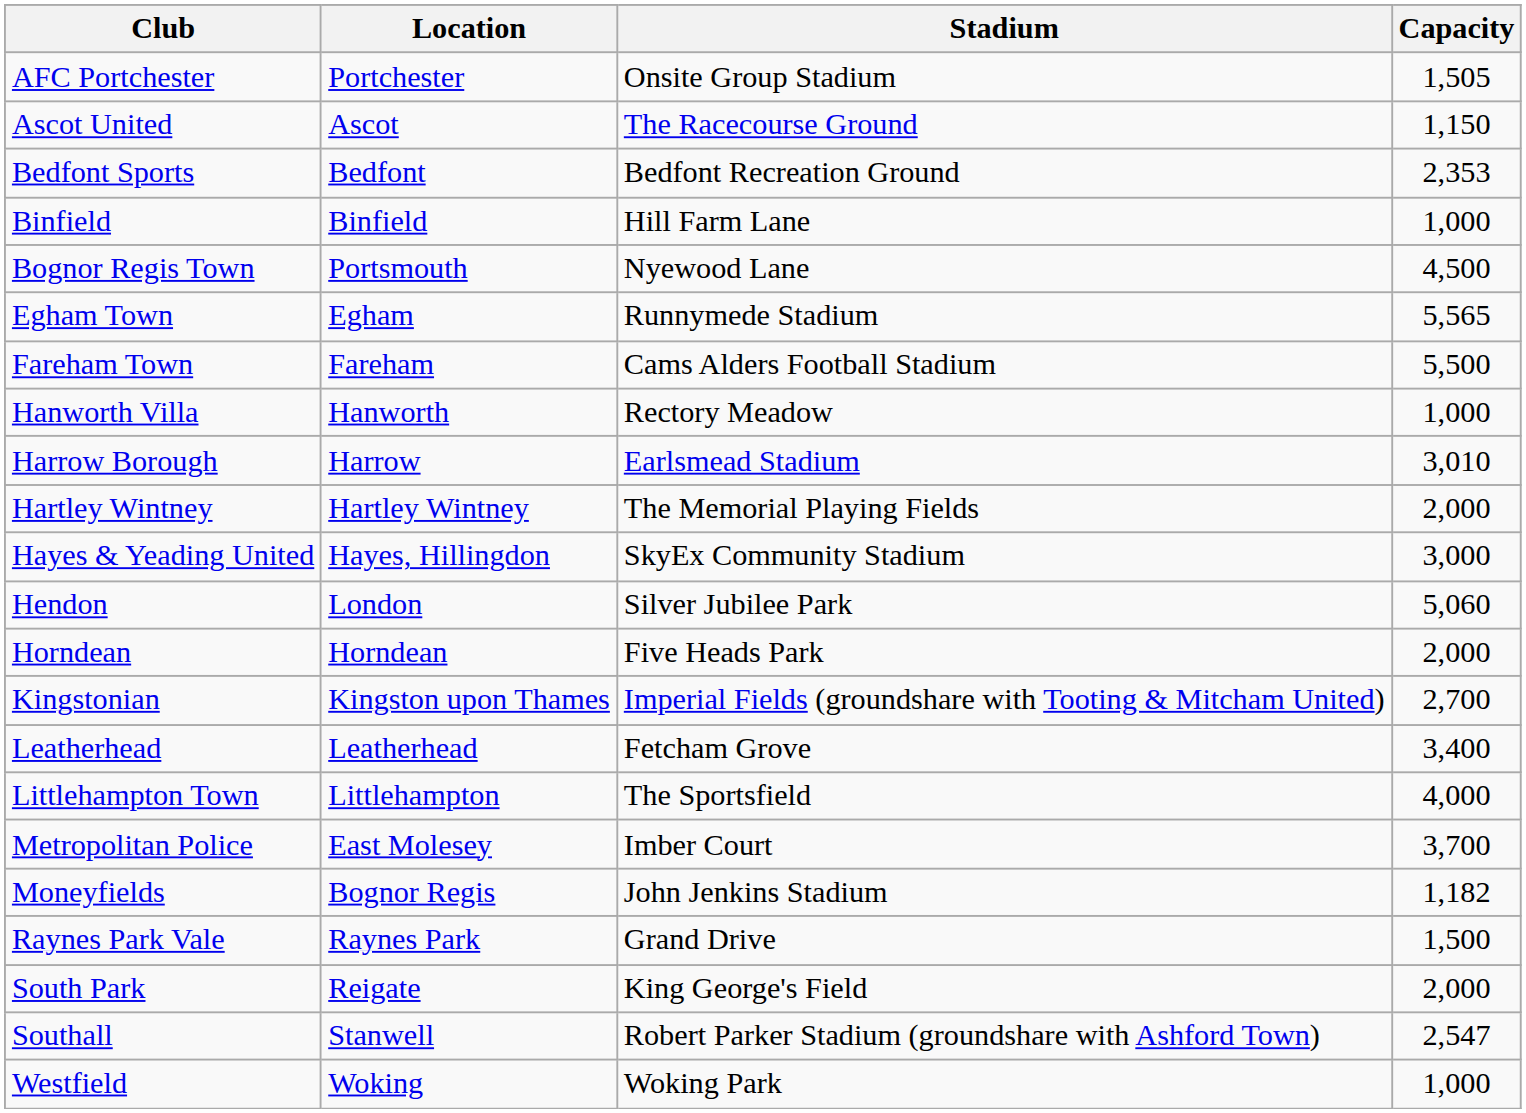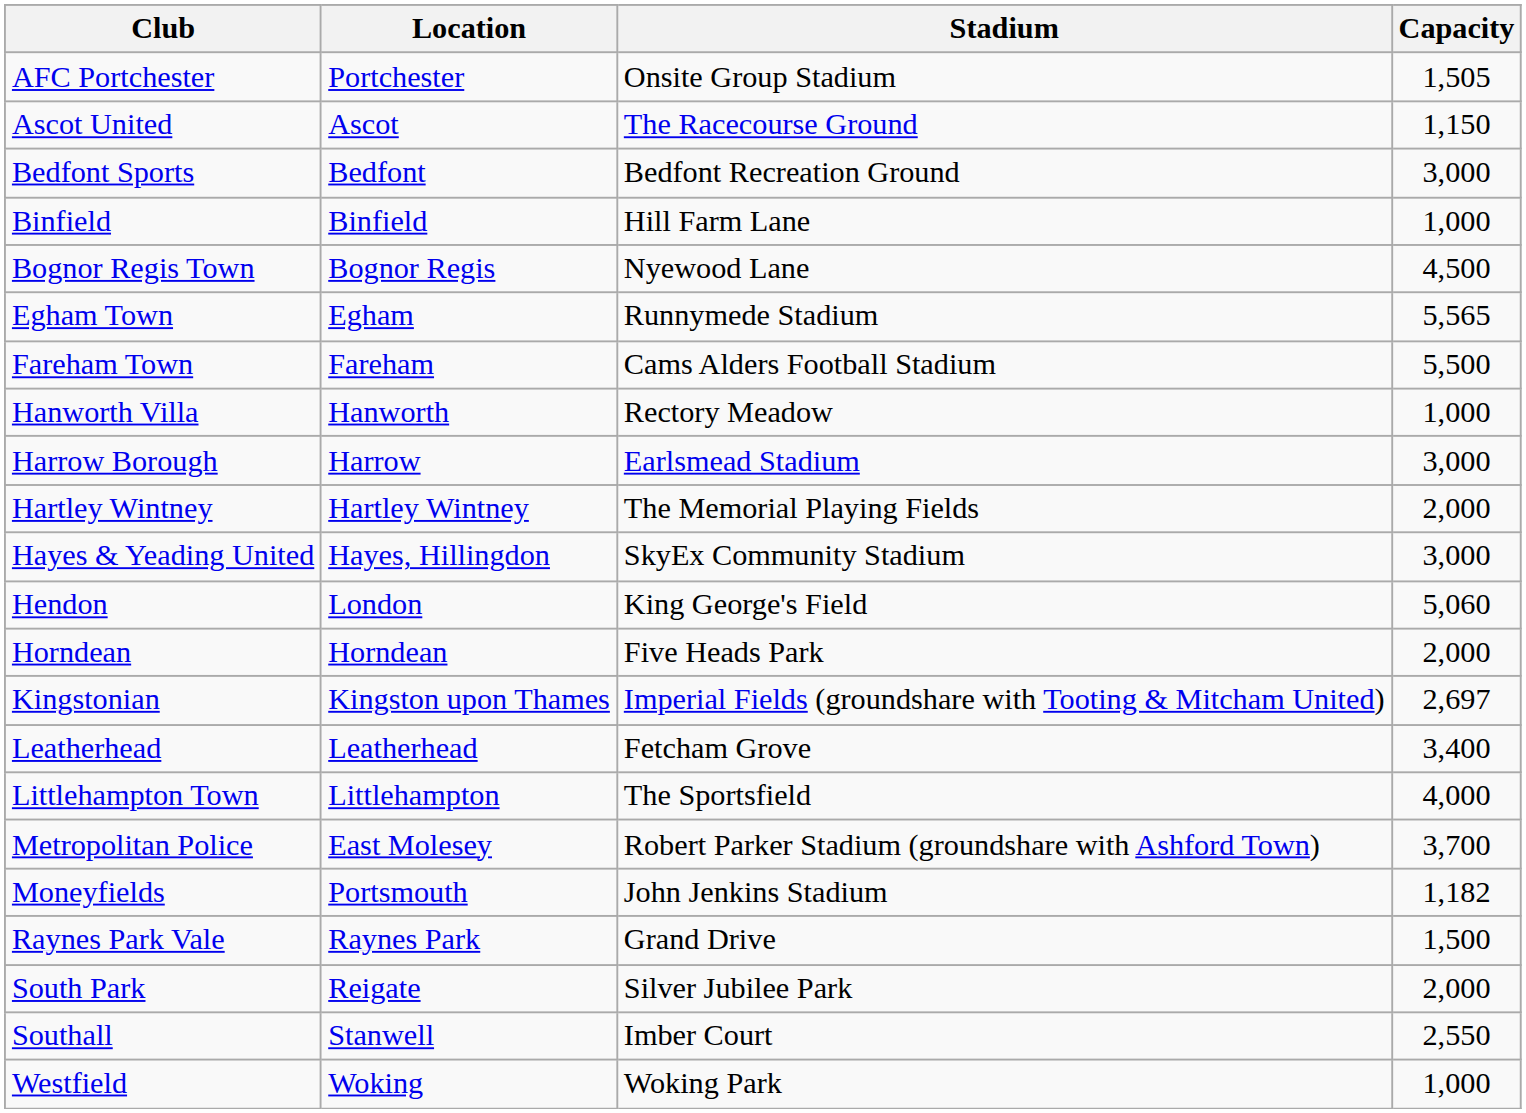(1456, 172) 2,353 -> (1456, 172) 3,000
(398, 268) Portsmouth -> (412, 268) Bognor Regis
(1456, 460) 3,010 -> (1456, 460) 3,000
(738, 603) Silver Jubilee Park -> (746, 603) King George's Field
(1456, 699) 2,700 -> (1456, 699) 2,697
(698, 843) Imber Court -> (972, 843) Robert Parker Stadium (groundshare with Ashford Town)
(412, 891) Bognor Regis -> (398, 891) Portsmouth
(746, 987) King George's Field -> (738, 987) Silver Jubilee Park
(972, 1035) Robert Parker Stadium (groundshare with Ashford Town) -> (698, 1035) Imber Court
(1456, 1035) 2,547 -> (1456, 1035) 2,550
